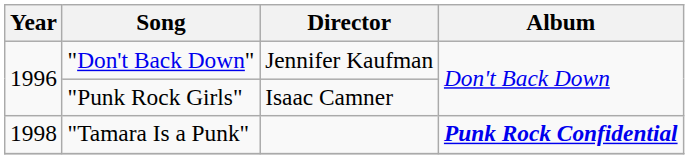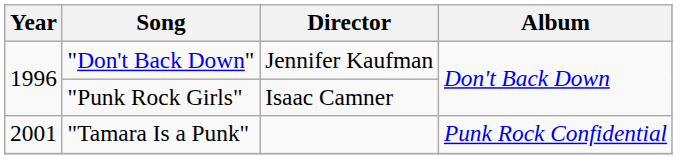(33, 134) 1998 -> (33, 134) 2001
(561, 134) bold -> (556, 134) normal
